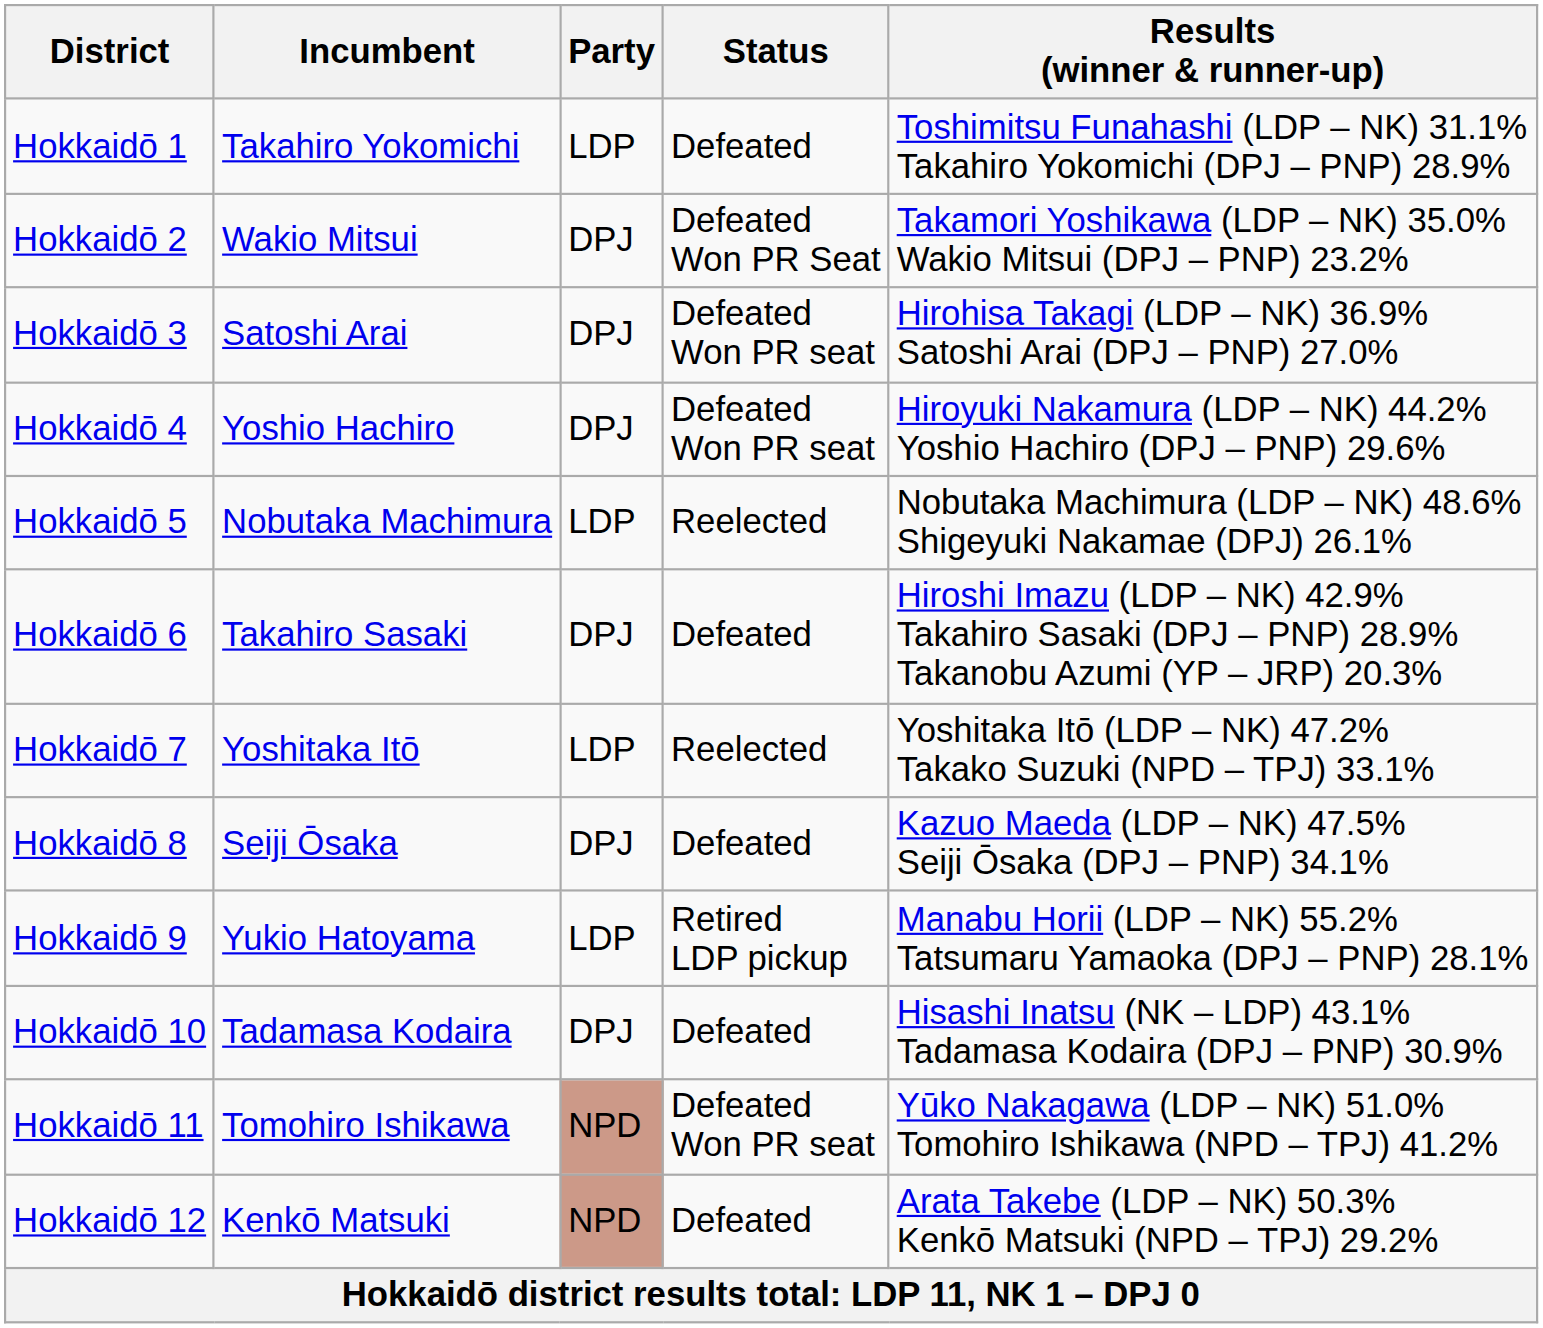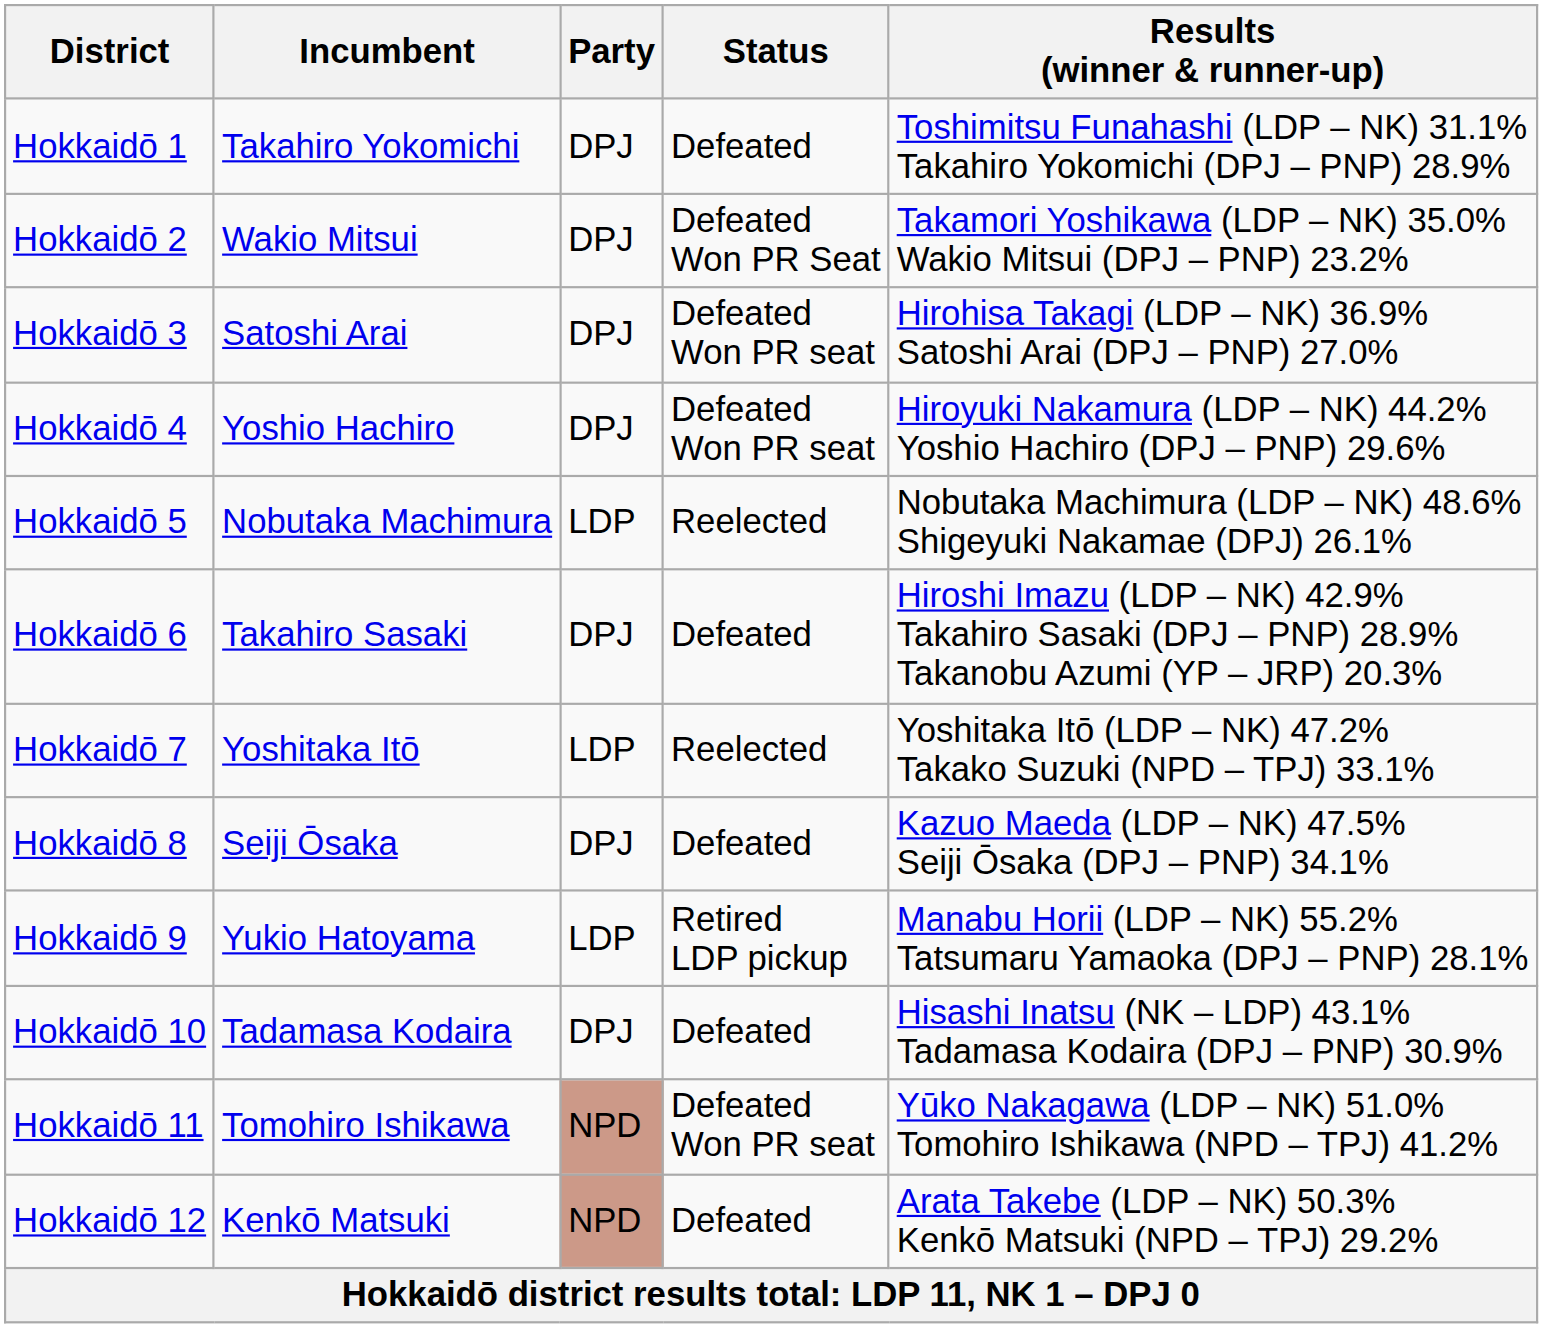(602, 145) LDP -> (601, 145) DPJ
